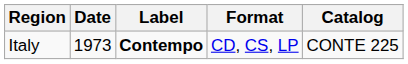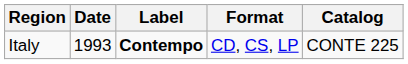(93, 44) 1973 -> (93, 44) 1993
